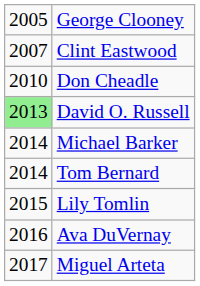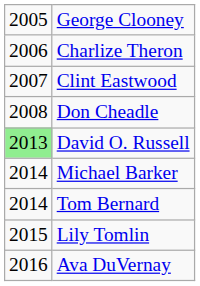+ row: (120, 50)
(28, 81) 2010 -> (28, 111) 2008
- row: (111, 265)
